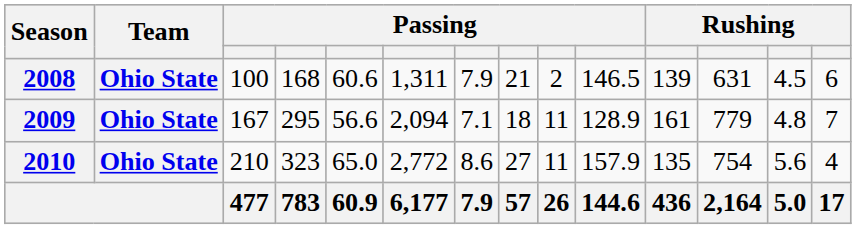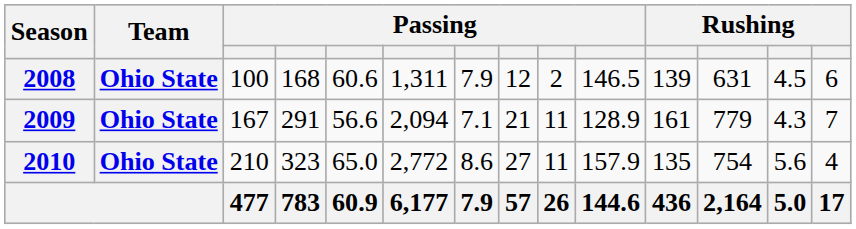(518, 78) 21 -> (518, 78) 12
(300, 119) 295 -> (300, 119) 291
(518, 119) 18 -> (518, 119) 21
(790, 119) 4.8 -> (790, 119) 4.3
